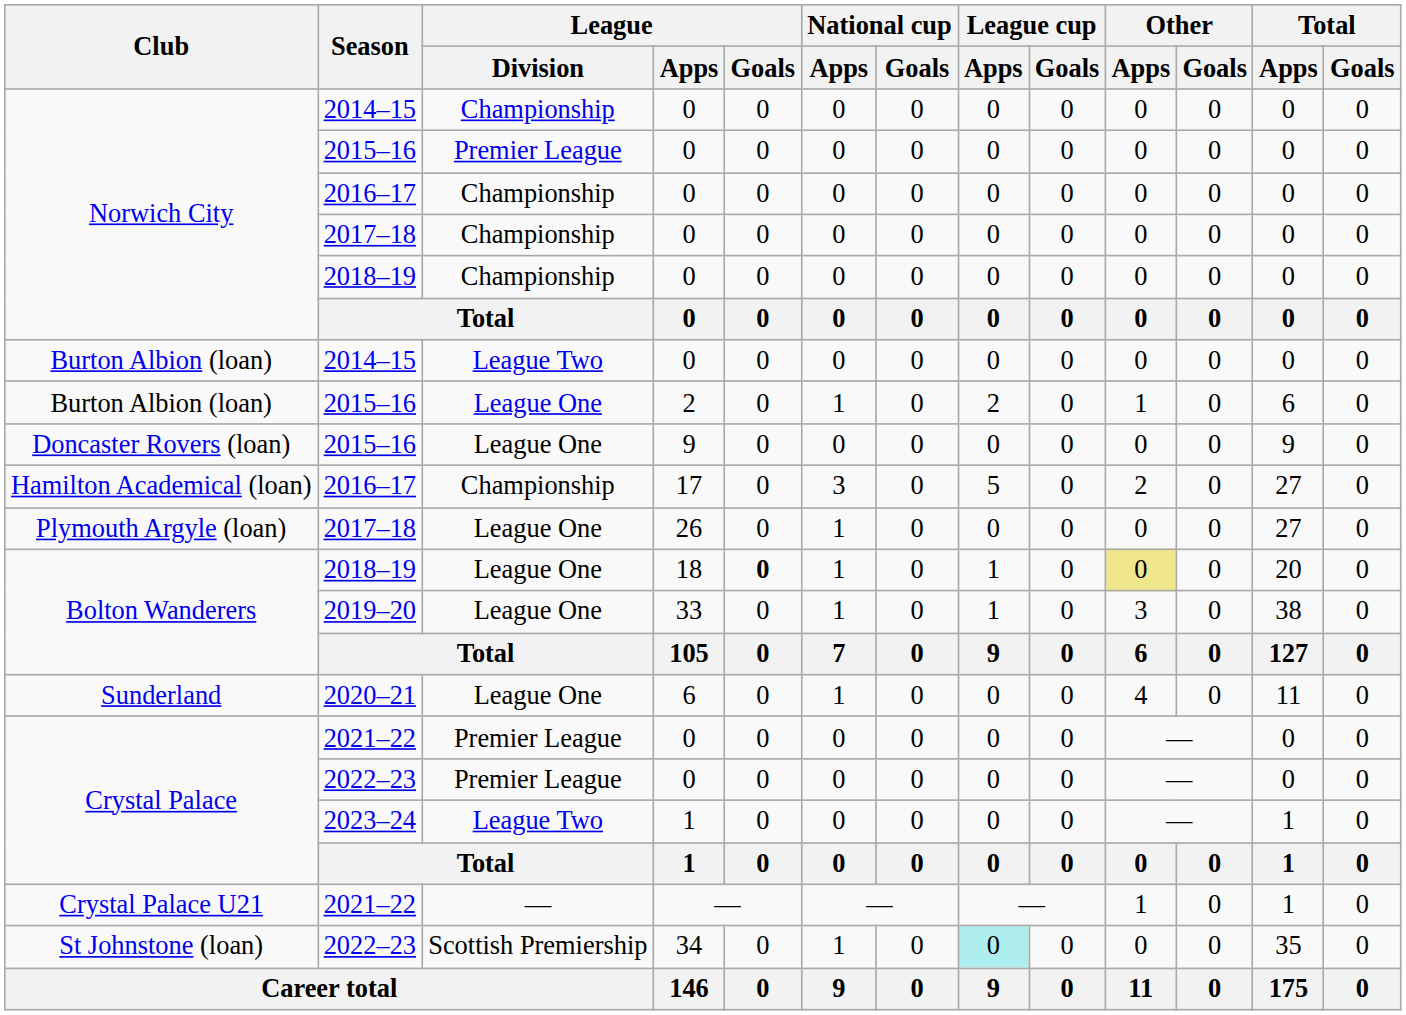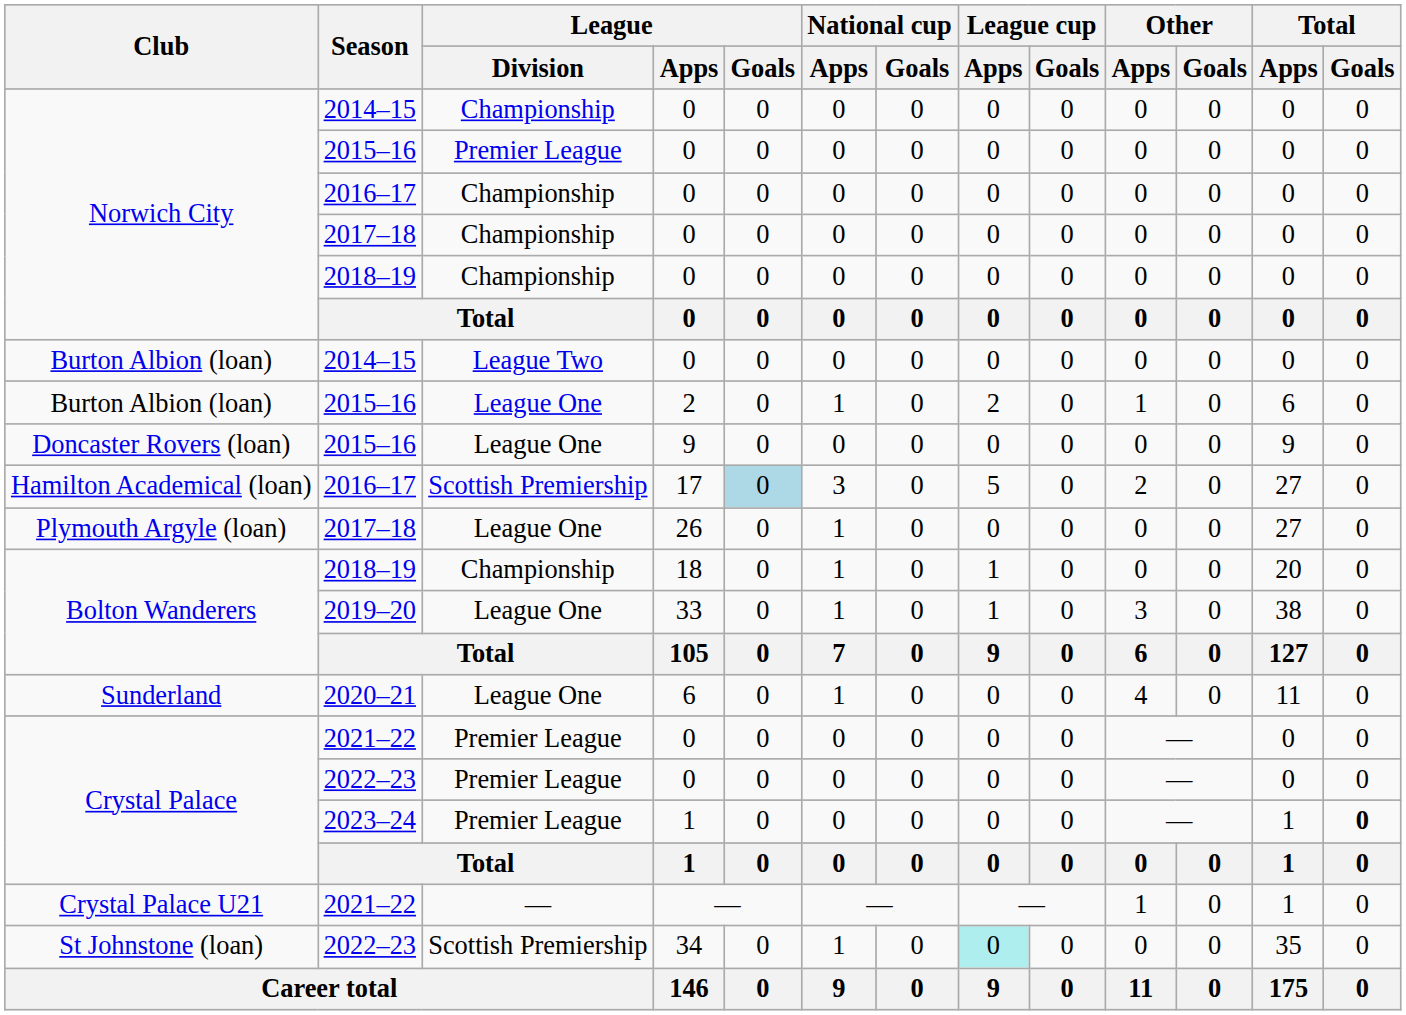(538, 485) Championship -> (538, 485) Scottish Premiership
(763, 485) no background -> (763, 485) lightblue background
(538, 569) League One -> (538, 569) Championship
(763, 569) bold -> (763, 569) normal
(1141, 569) khaki background -> (1141, 569) no background
(538, 820) League Two -> (538, 820) Premier League
(1362, 820) normal -> (1362, 820) bold
